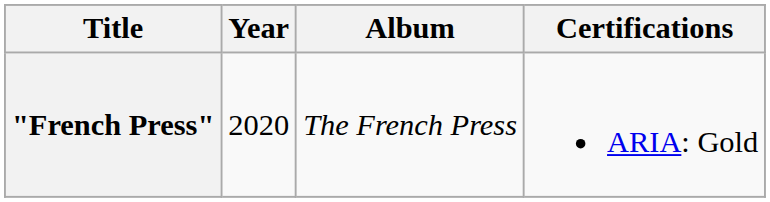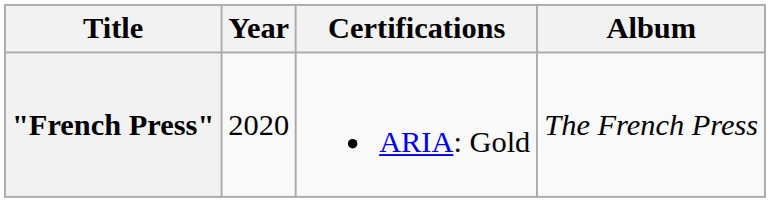columns swapped: (645, 28) <-> (410, 28)
